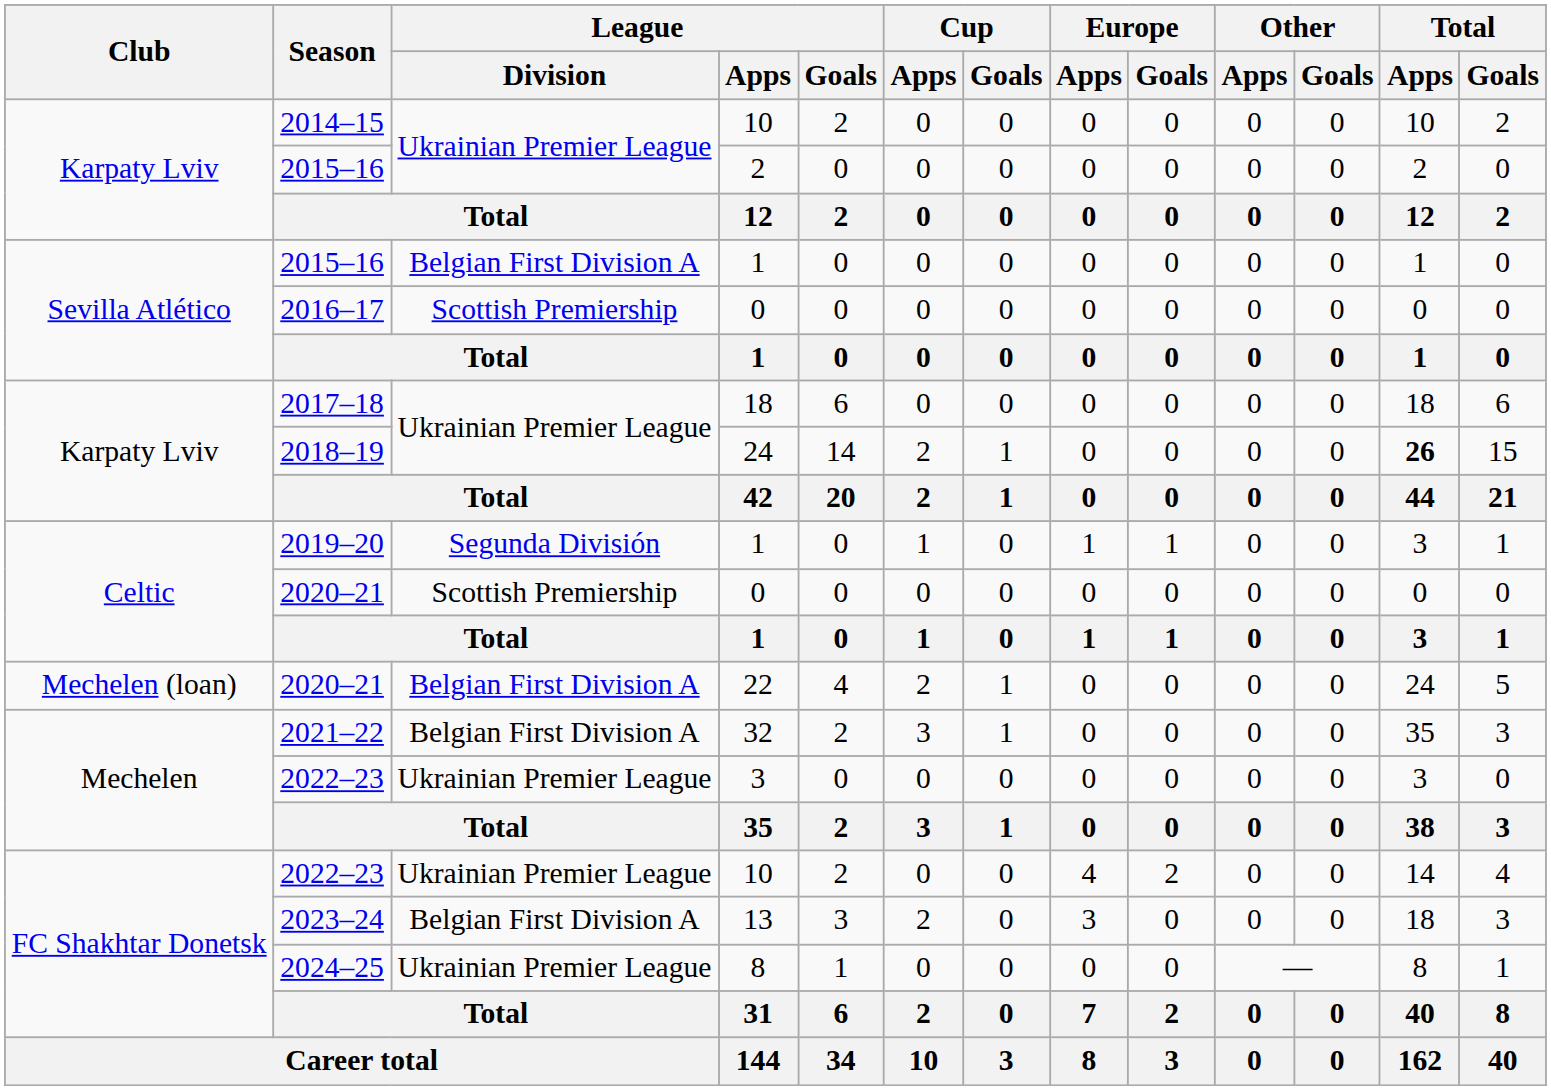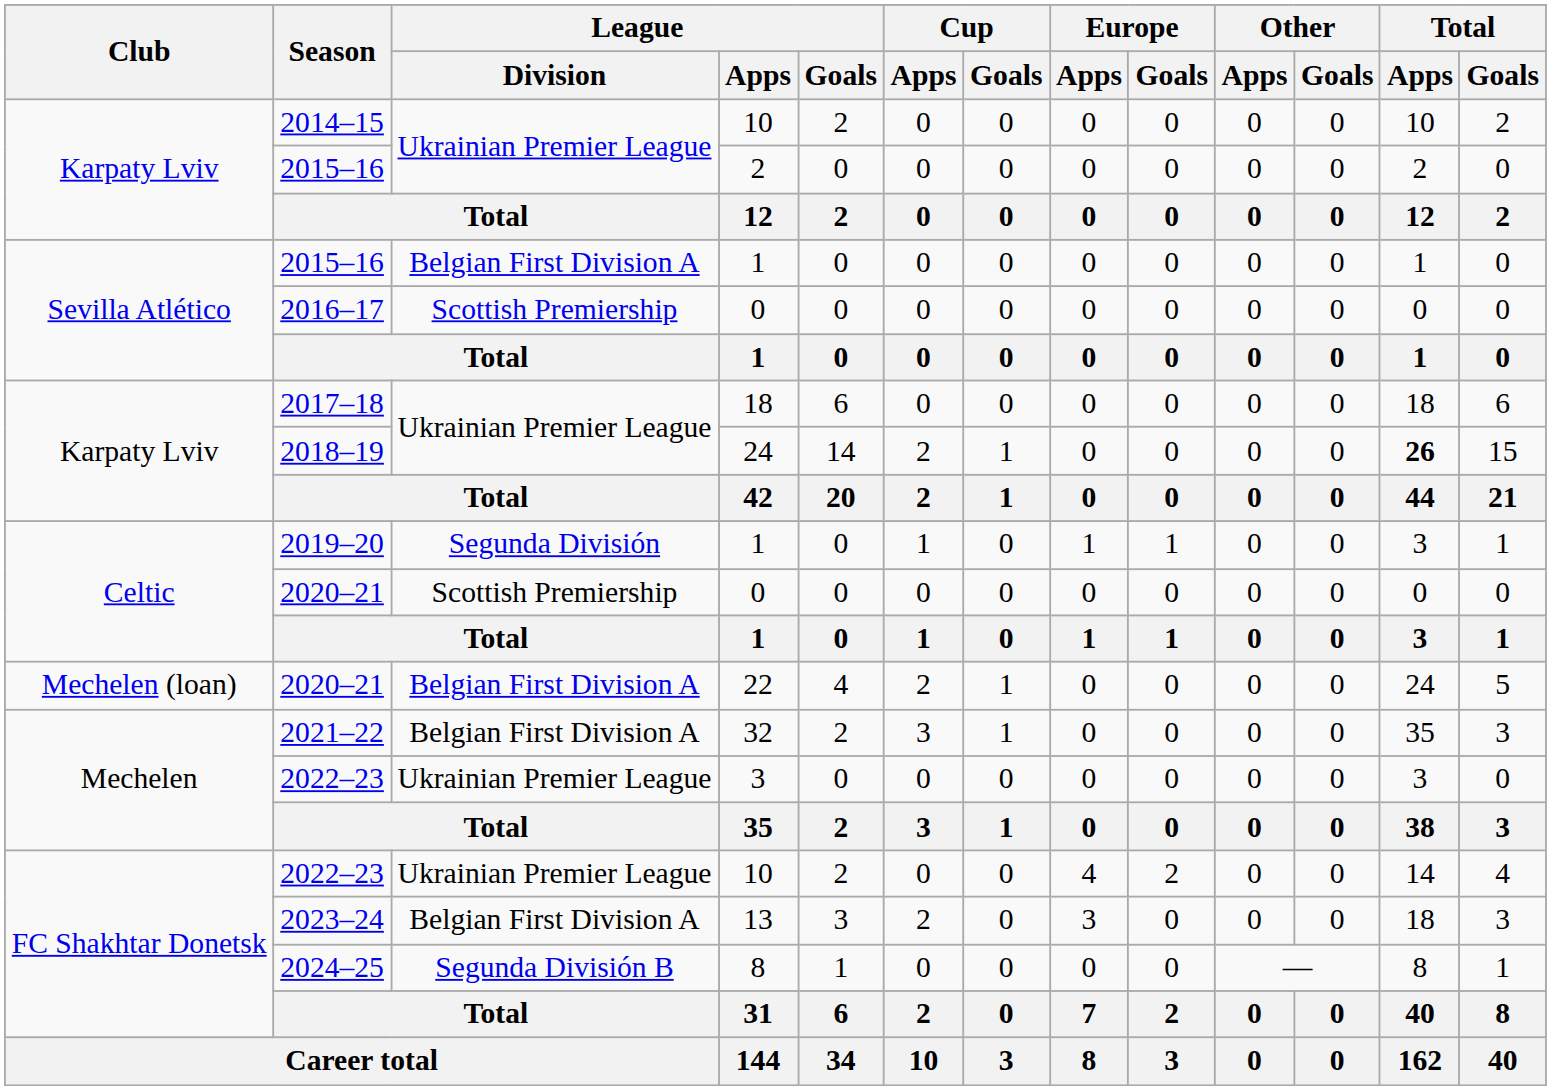(555, 966) Ukrainian Premier League -> (555, 966) Segunda División B
